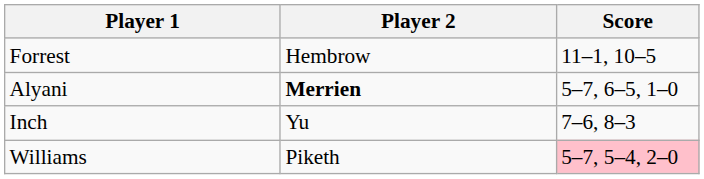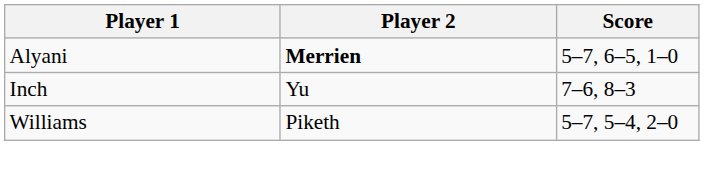- row: (40, 55)
(620, 156) pink background -> (620, 122) no background
